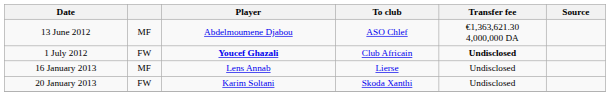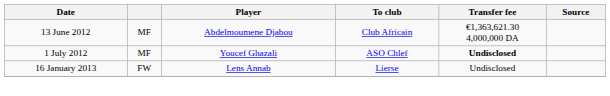(387, 32) ASO Chlef -> (387, 32) Club Africain
(144, 53) FW -> (144, 53) MF
(248, 53) bold -> (248, 53) normal
(387, 53) Club Africain -> (387, 53) ASO Chlef
(144, 68) MF -> (144, 68) FW
- row: (66, 83)
